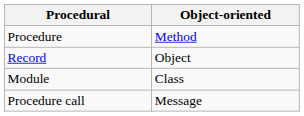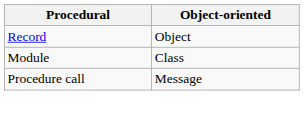- row: (35, 36)
